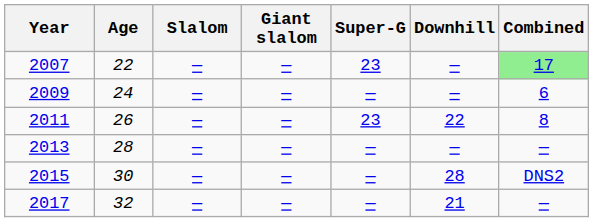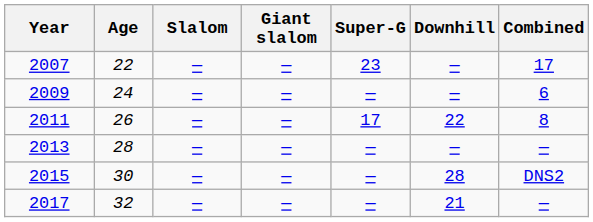(544, 65) lightgreen background -> (544, 65) no background
(371, 121) 23 -> (371, 121) 17
